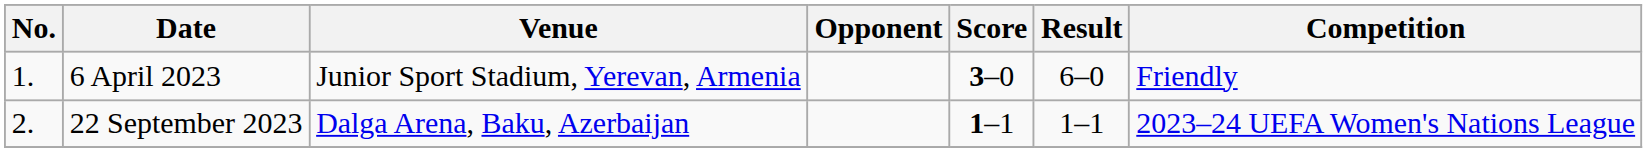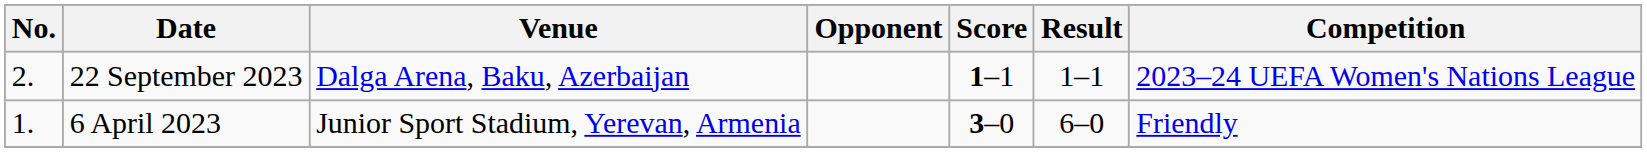rows swapped: (145, 75) <-> (186, 123)
